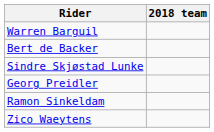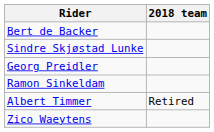- row: (52, 31)
+ row: (49, 101)
